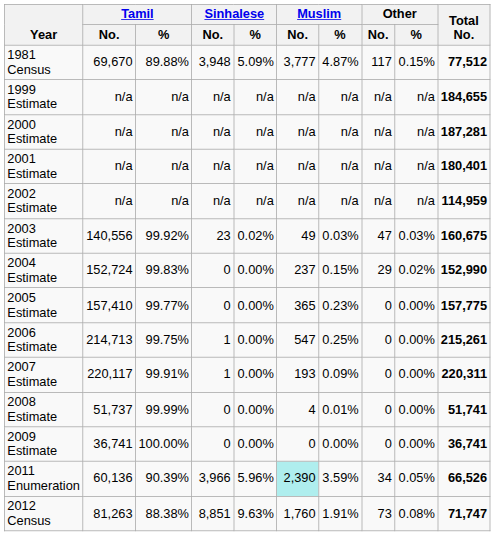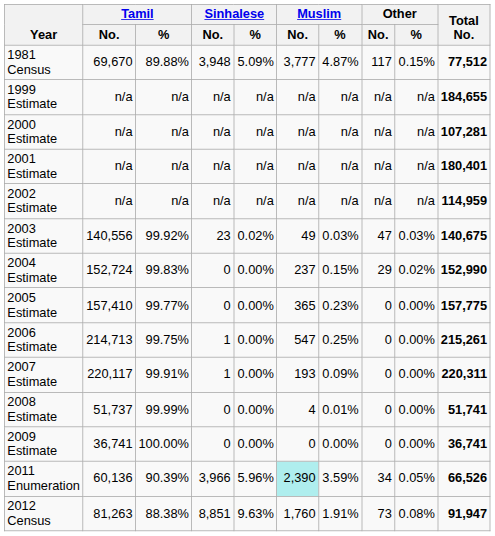(464, 131) 187,281 -> (464, 131) 107,281
(464, 235) 160,675 -> (464, 235) 140,675
(467, 513) 71,747 -> (467, 513) 91,947
